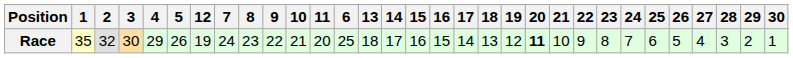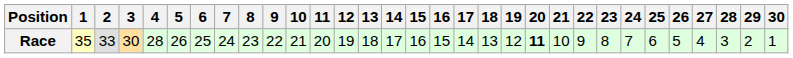columns swapped: (346, 17) <-> (203, 17)
(107, 41) 32 -> (107, 41) 33
(155, 41) 29 -> (155, 41) 28
